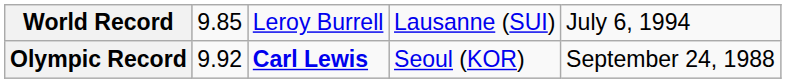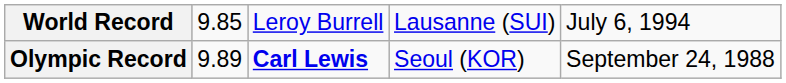(220, 59) 9.92 -> (220, 59) 9.89
